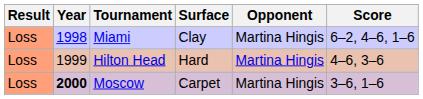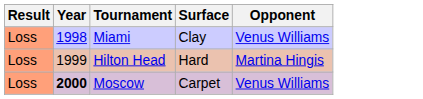- column: (372, 15)
(280, 37) Martina Hingis -> (282, 37) Venus Williams
(280, 82) Martina Hingis -> (282, 82) Venus Williams
